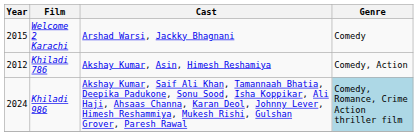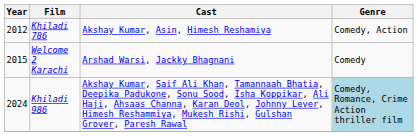rows swapped: (50, 65) <-> (50, 36)
